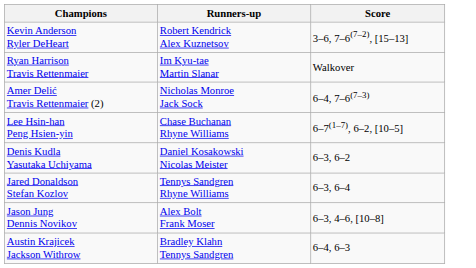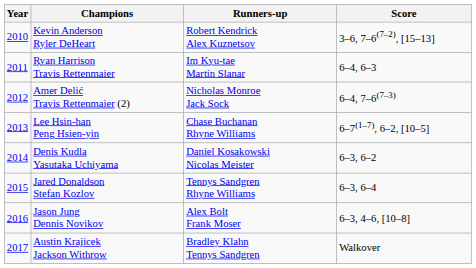+ column: (18, 13)
(333, 67) Walkover -> (358, 67) 6–4, 6–3
(331, 248) 6–4, 6–3 -> (360, 248) Walkover
